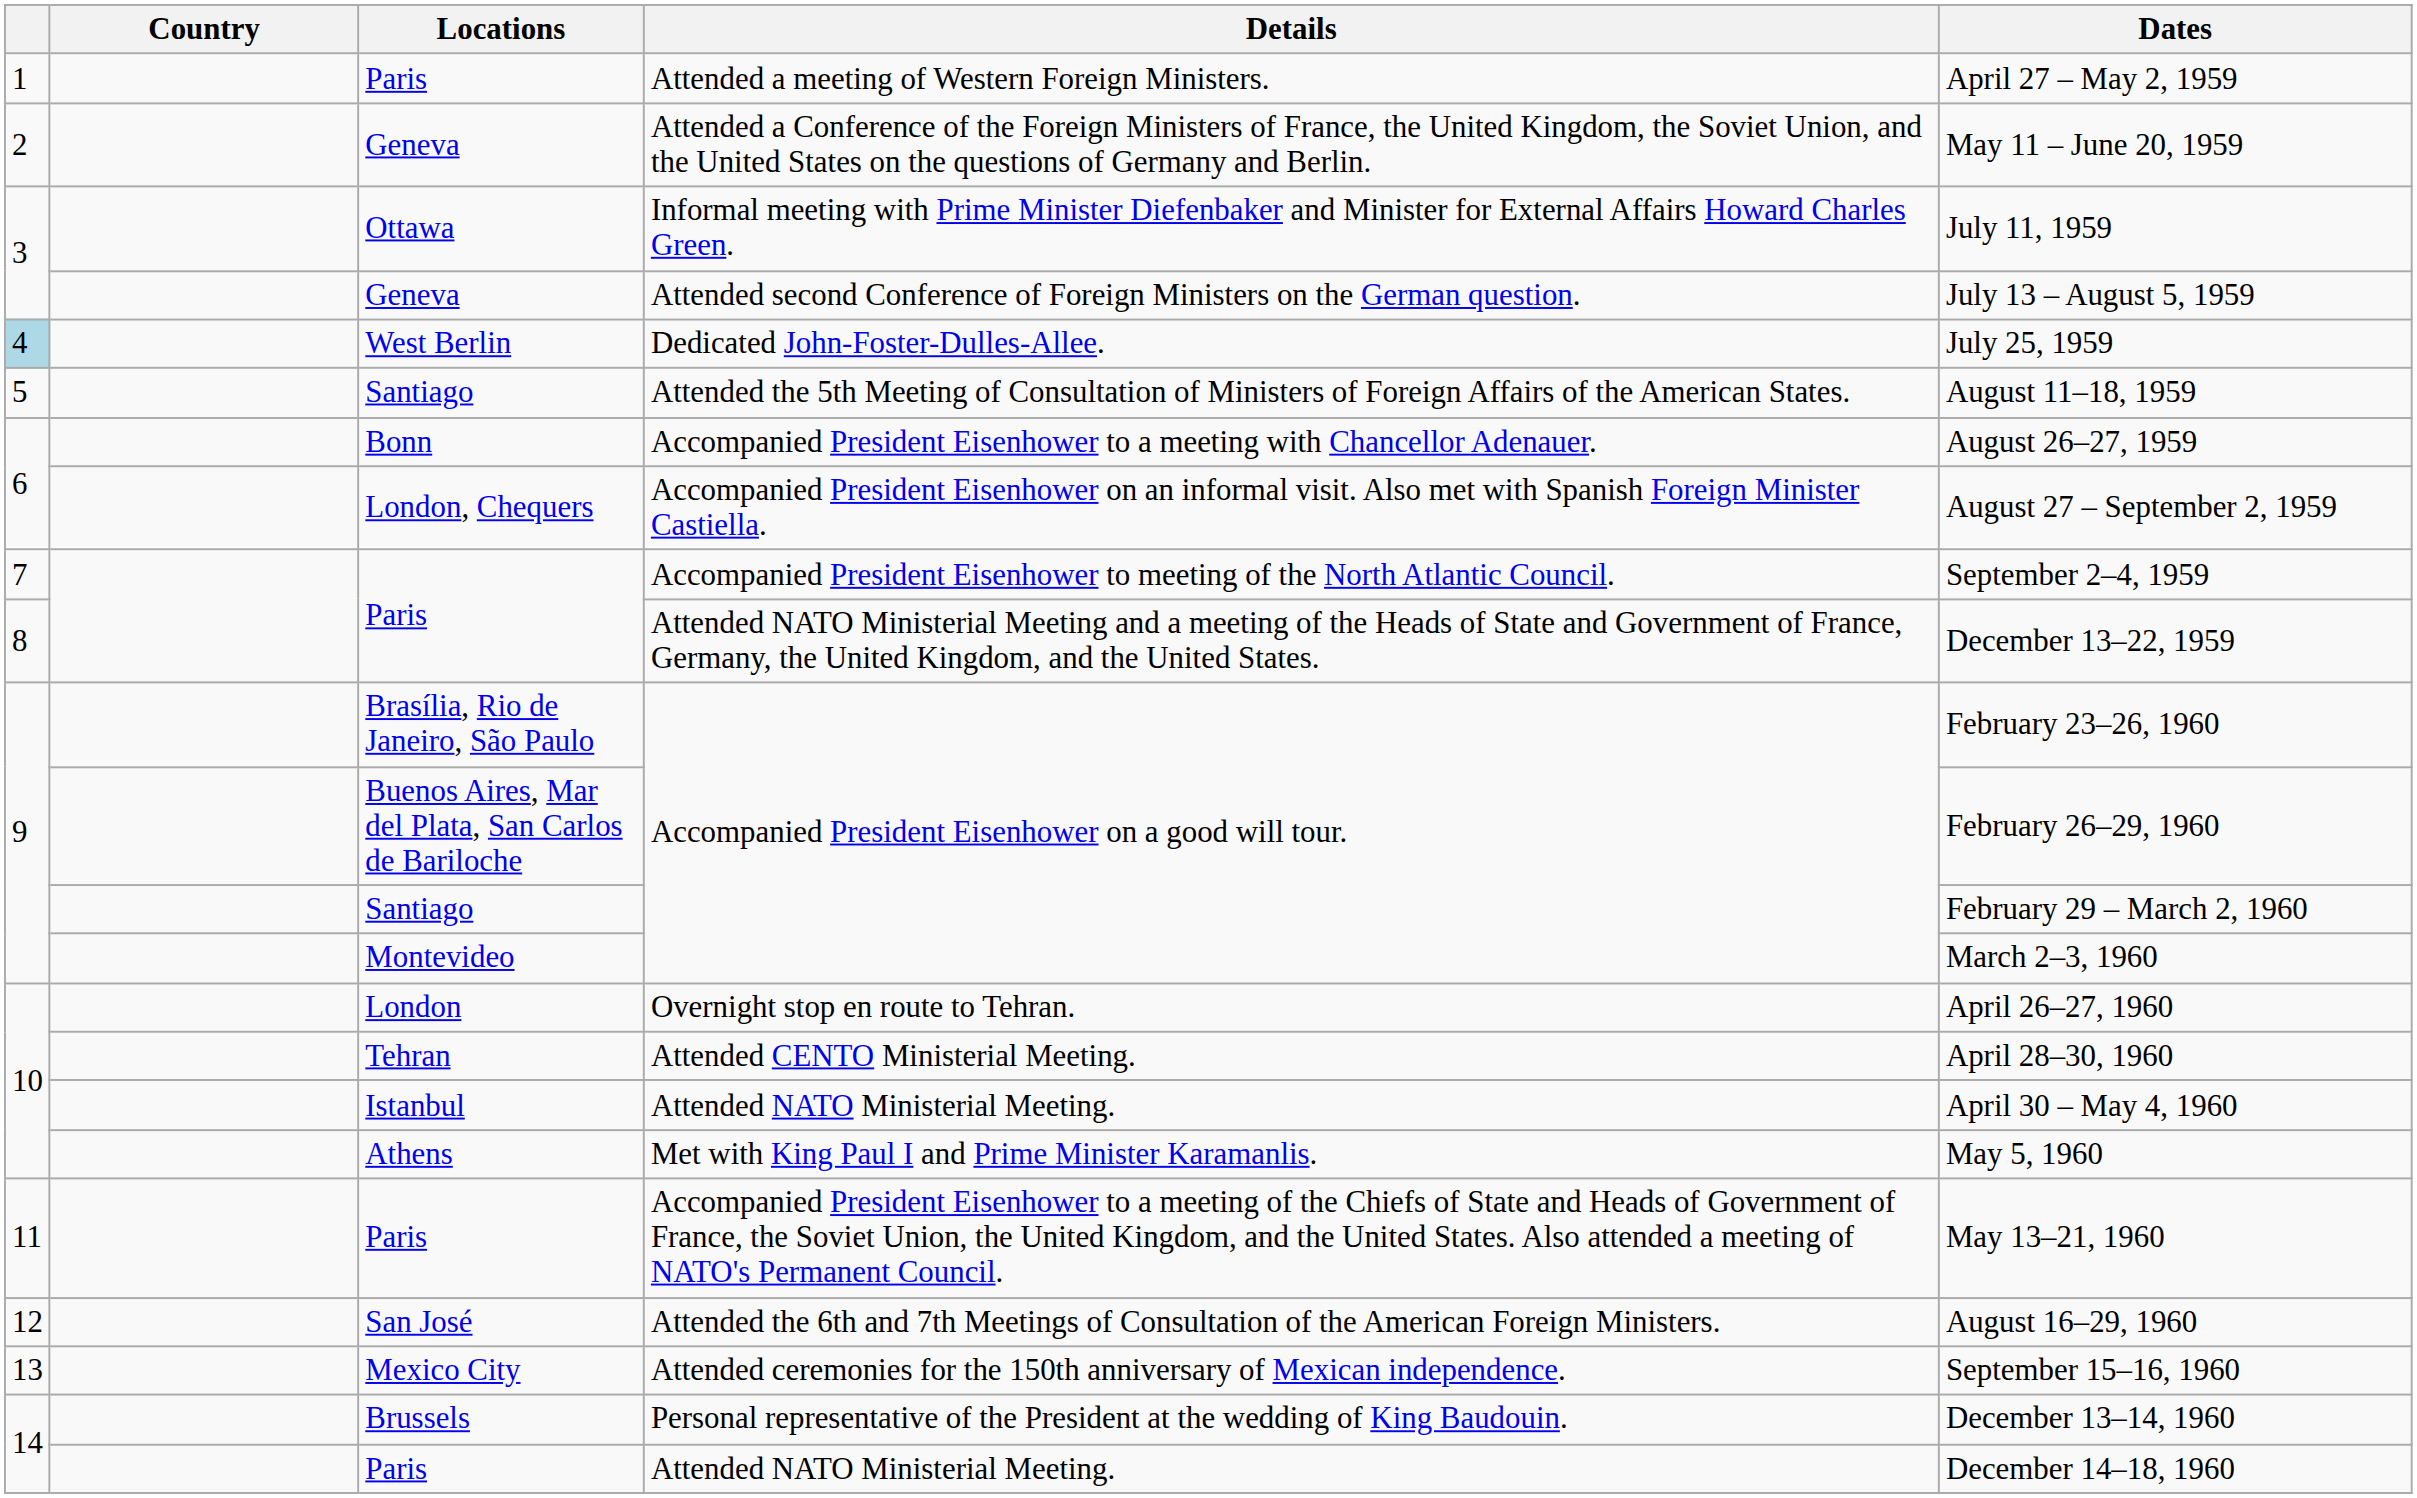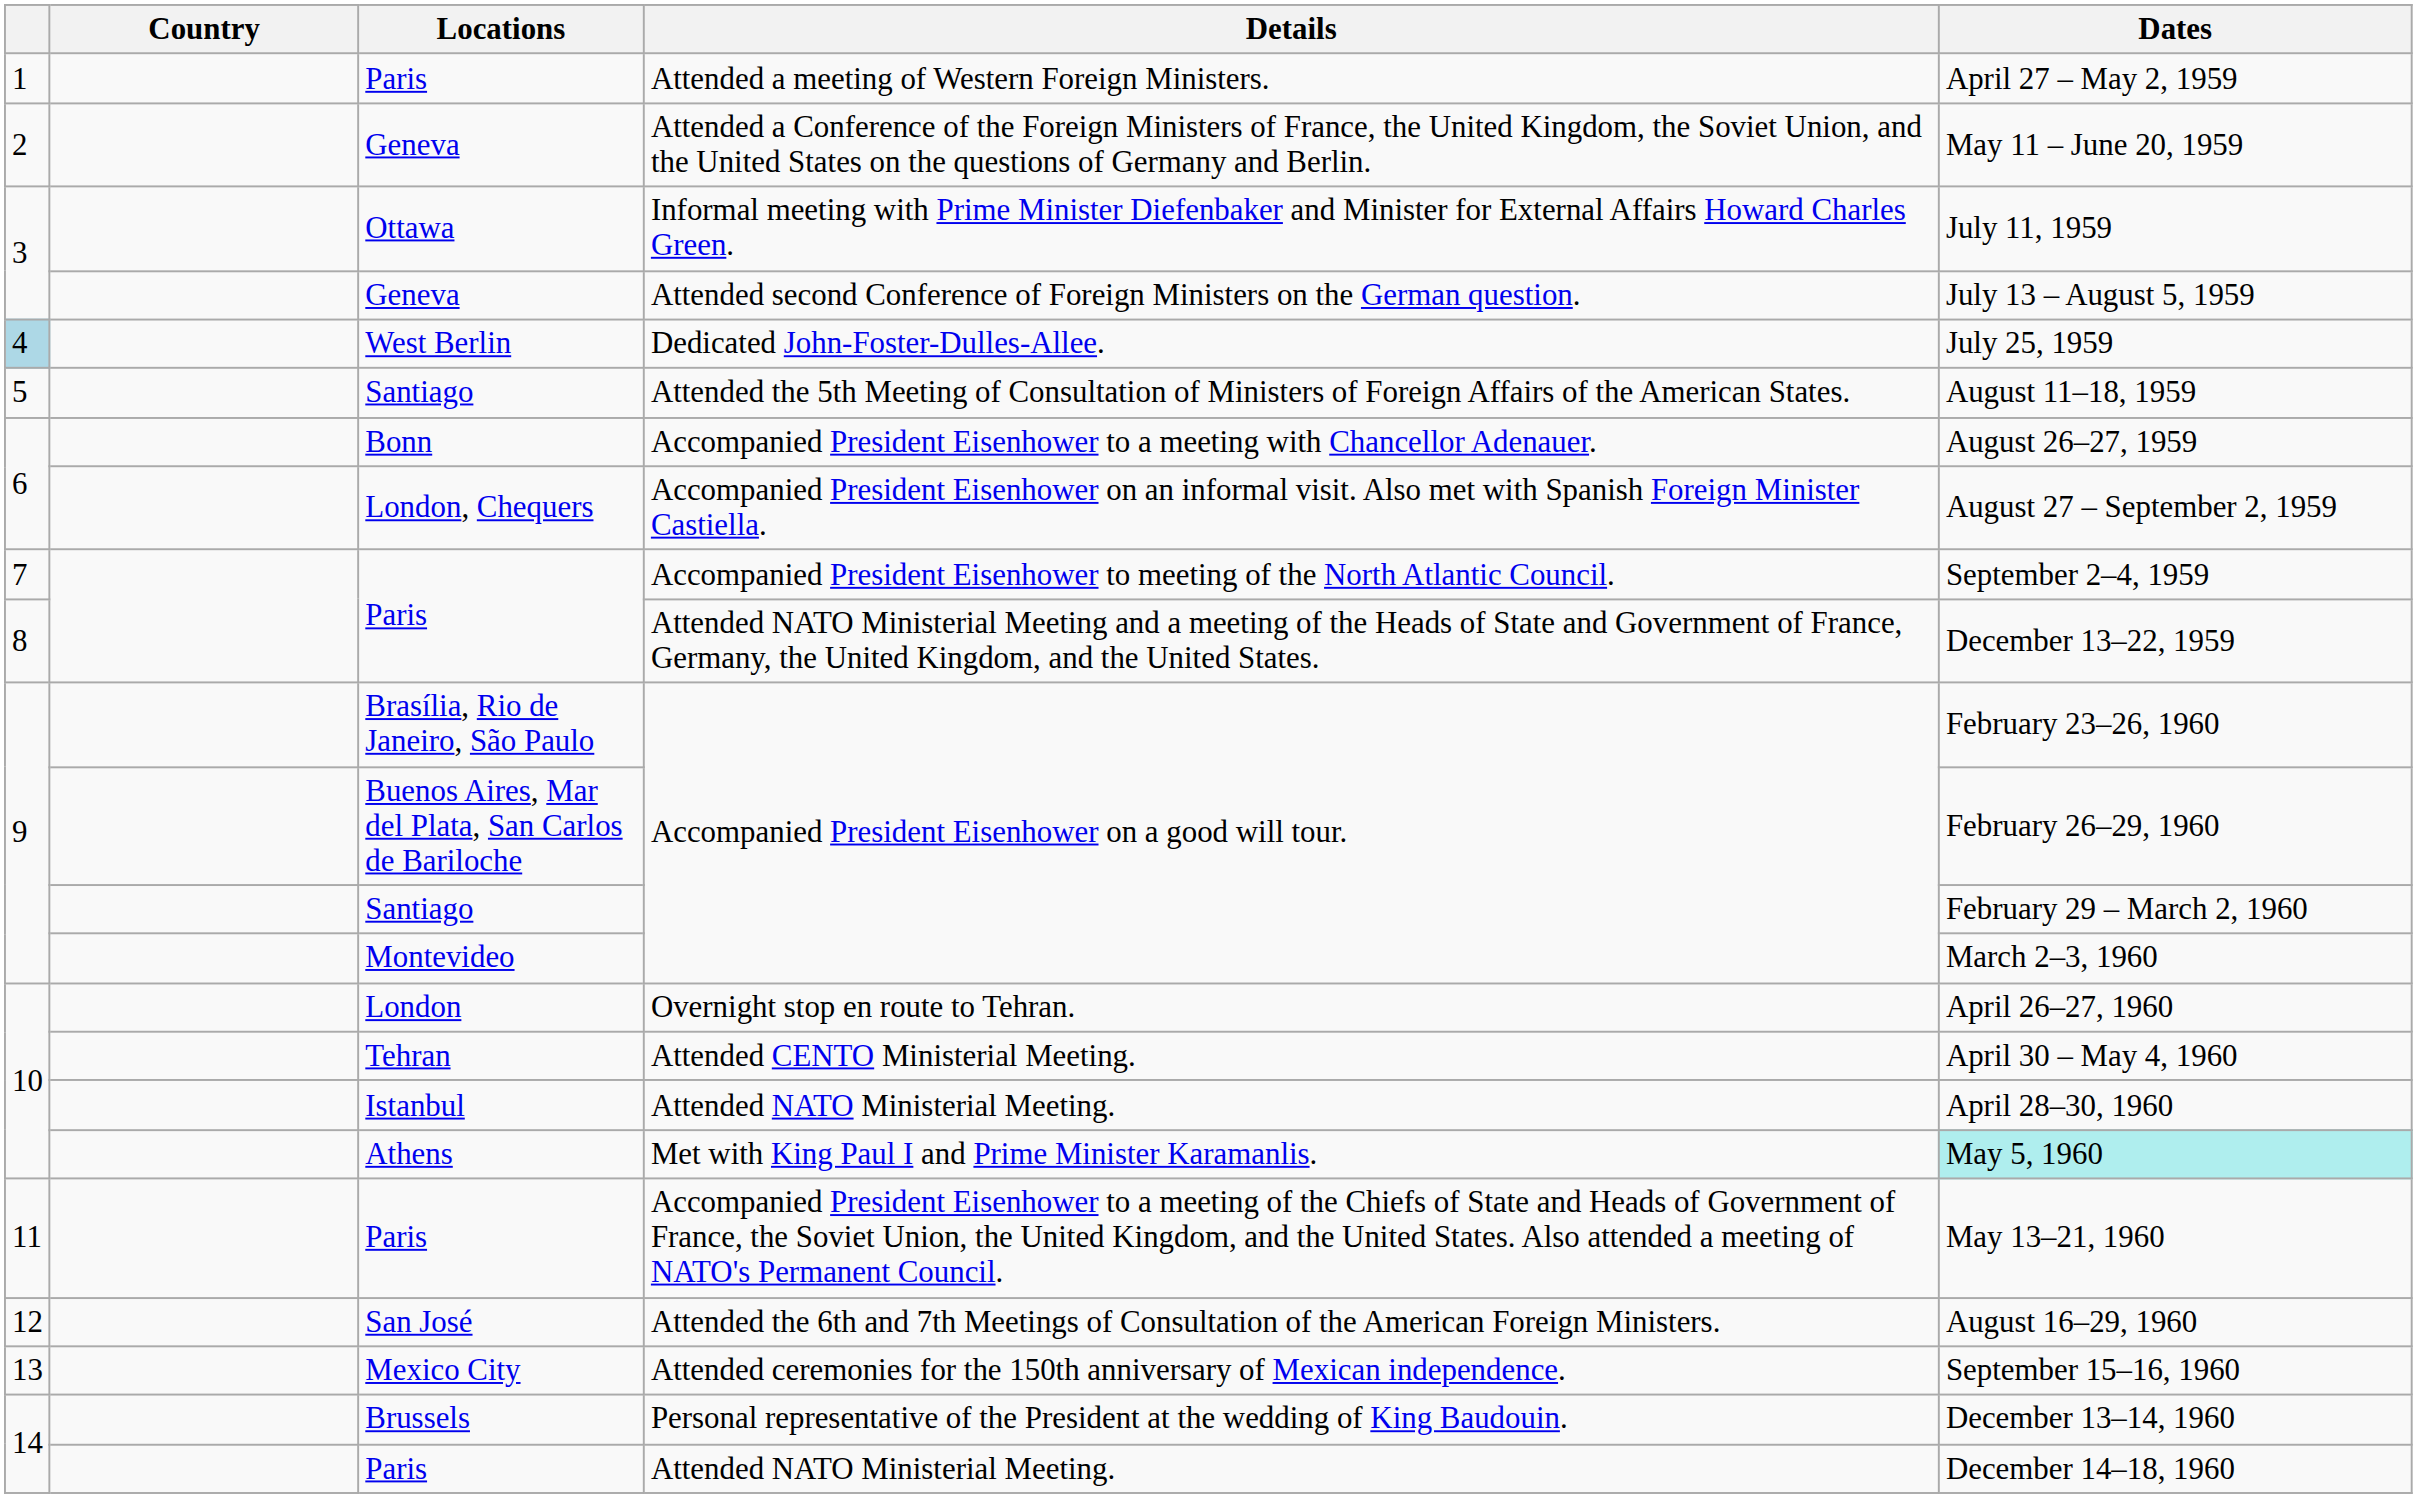(2060, 1055) April 28–30, 1960 -> (2092, 1055) April 30 – May 4, 1960
(2092, 1104) April 30 – May 4, 1960 -> (2060, 1104) April 28–30, 1960
(2024, 1153) no background -> (2024, 1153) paleturquoise background
